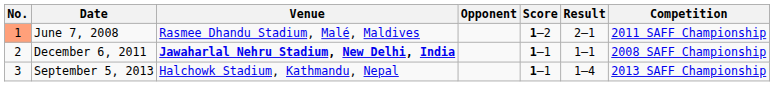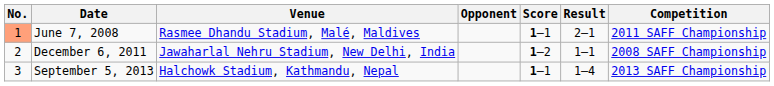(540, 33) 1–2 -> (540, 33) 1–1
(307, 52) bold -> (307, 52) normal
(540, 52) 1–1 -> (540, 52) 1–2
